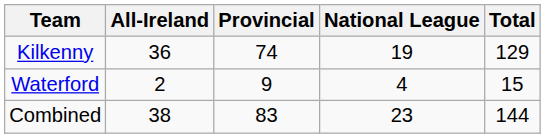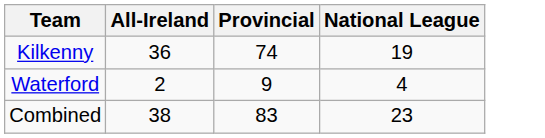- column: (512, 20)
